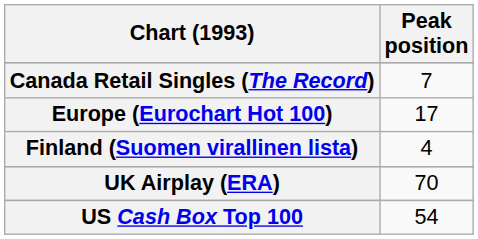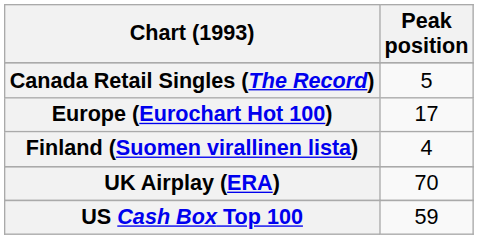(426, 80) 7 -> (426, 80) 5
(426, 217) 54 -> (426, 217) 59
